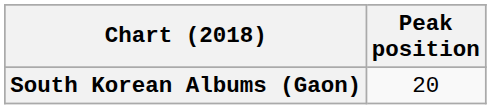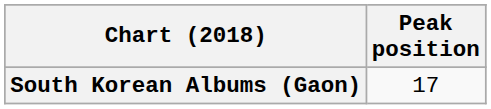(426, 86) 20 -> (426, 86) 17
